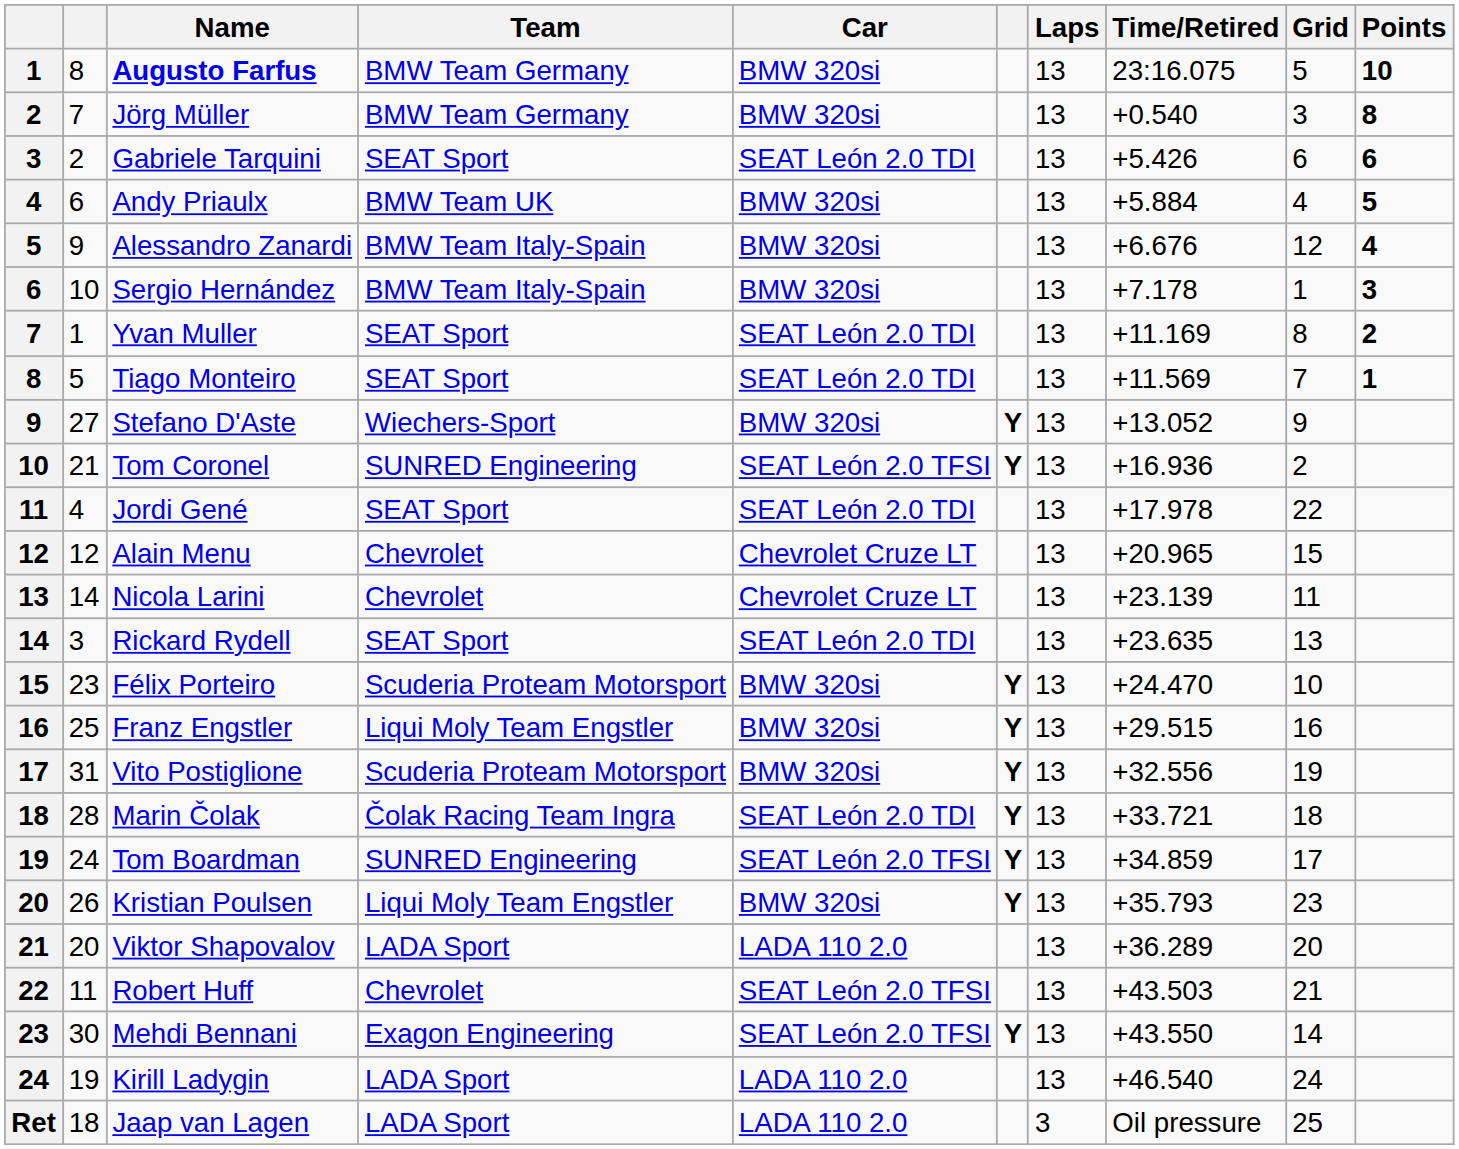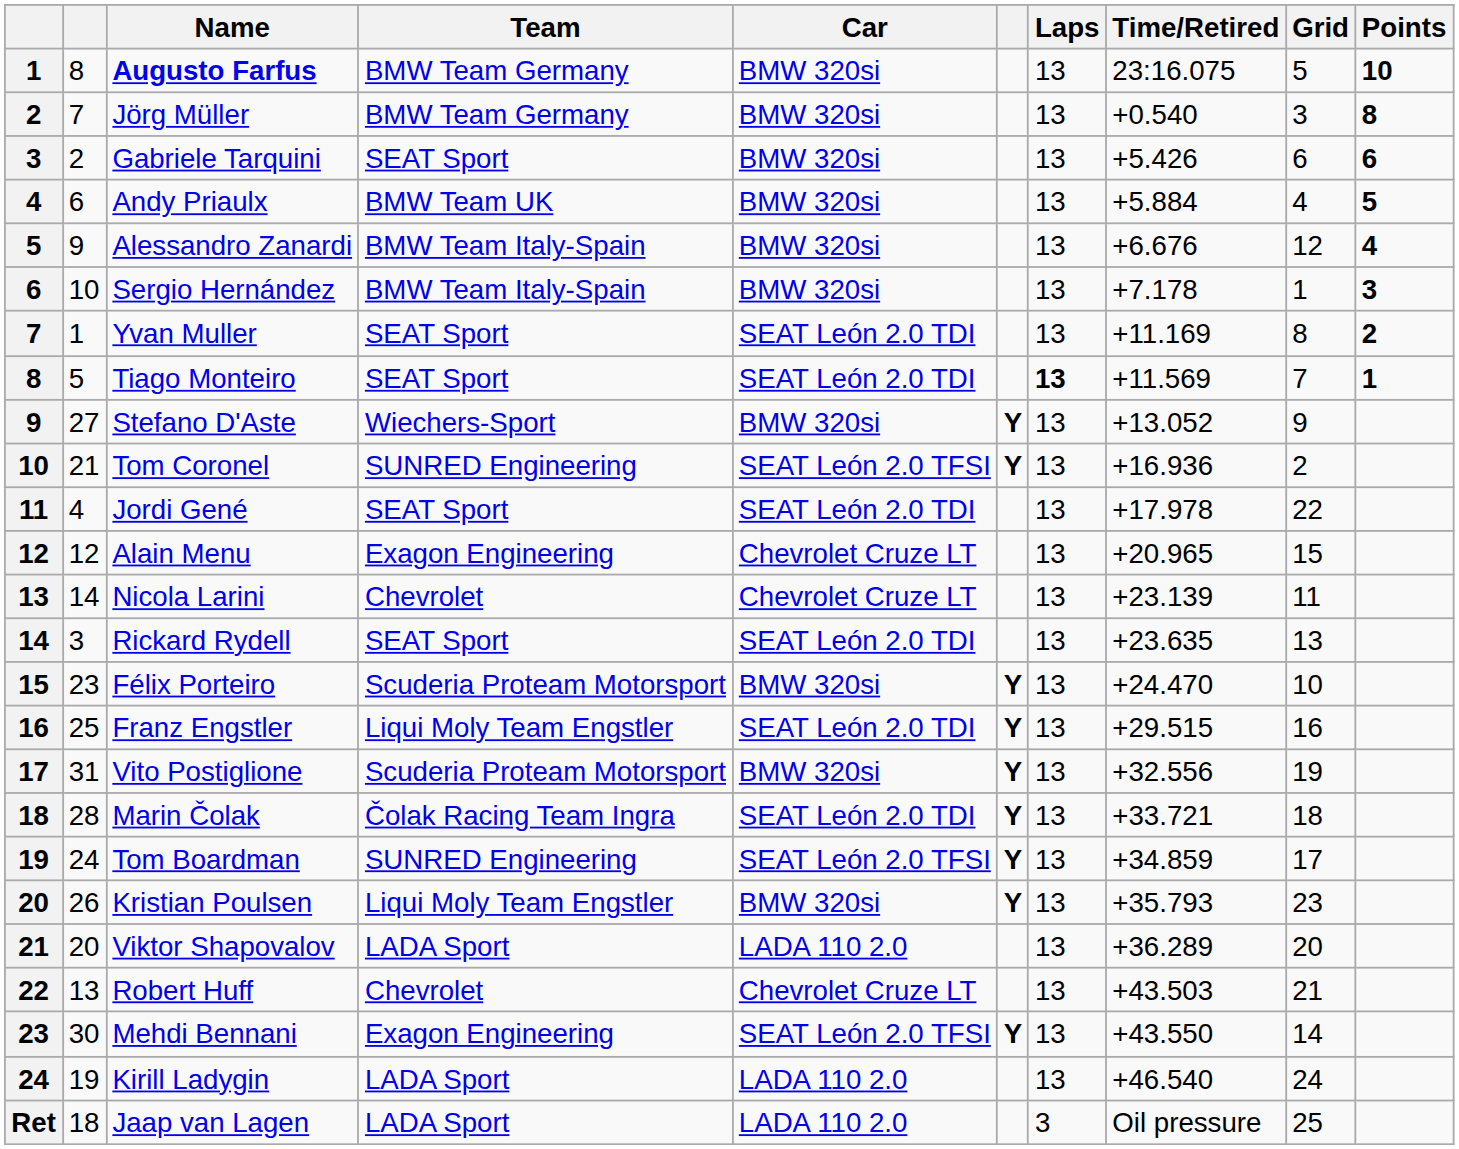(857, 158) SEAT León 2.0 TDI -> (809, 158) BMW 320si
(1050, 377) normal -> (1050, 377) bold
(424, 553) Chevrolet -> (489, 553) Exagon Engineering
(809, 728) BMW 320si -> (857, 728) SEAT León 2.0 TDI
(83, 990) 11 -> (84, 990) 13
(865, 990) SEAT León 2.0 TFSI -> (858, 990) Chevrolet Cruze LT
